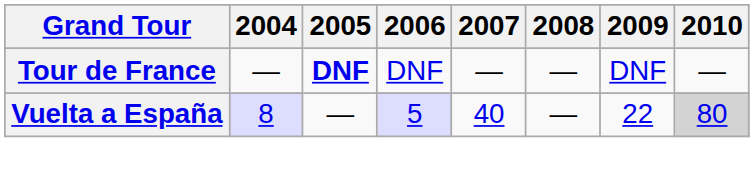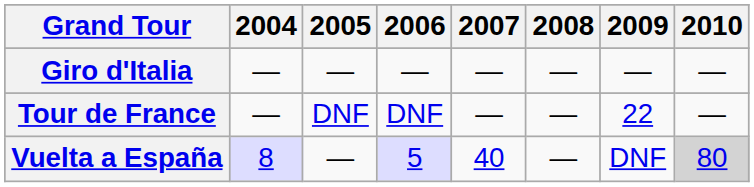+ row: (117, 70)
(340, 70) bold -> (340, 114) normal
(638, 70) DNF -> (638, 114) 22
(638, 114) 22 -> (638, 158) DNF
